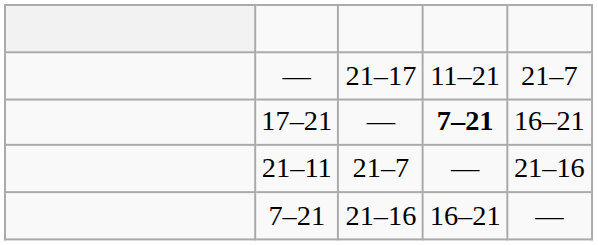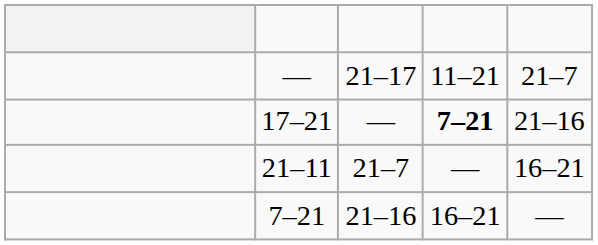(549, 121) 16–21 -> (549, 121) 21–16
(549, 168) 21–16 -> (549, 168) 16–21
